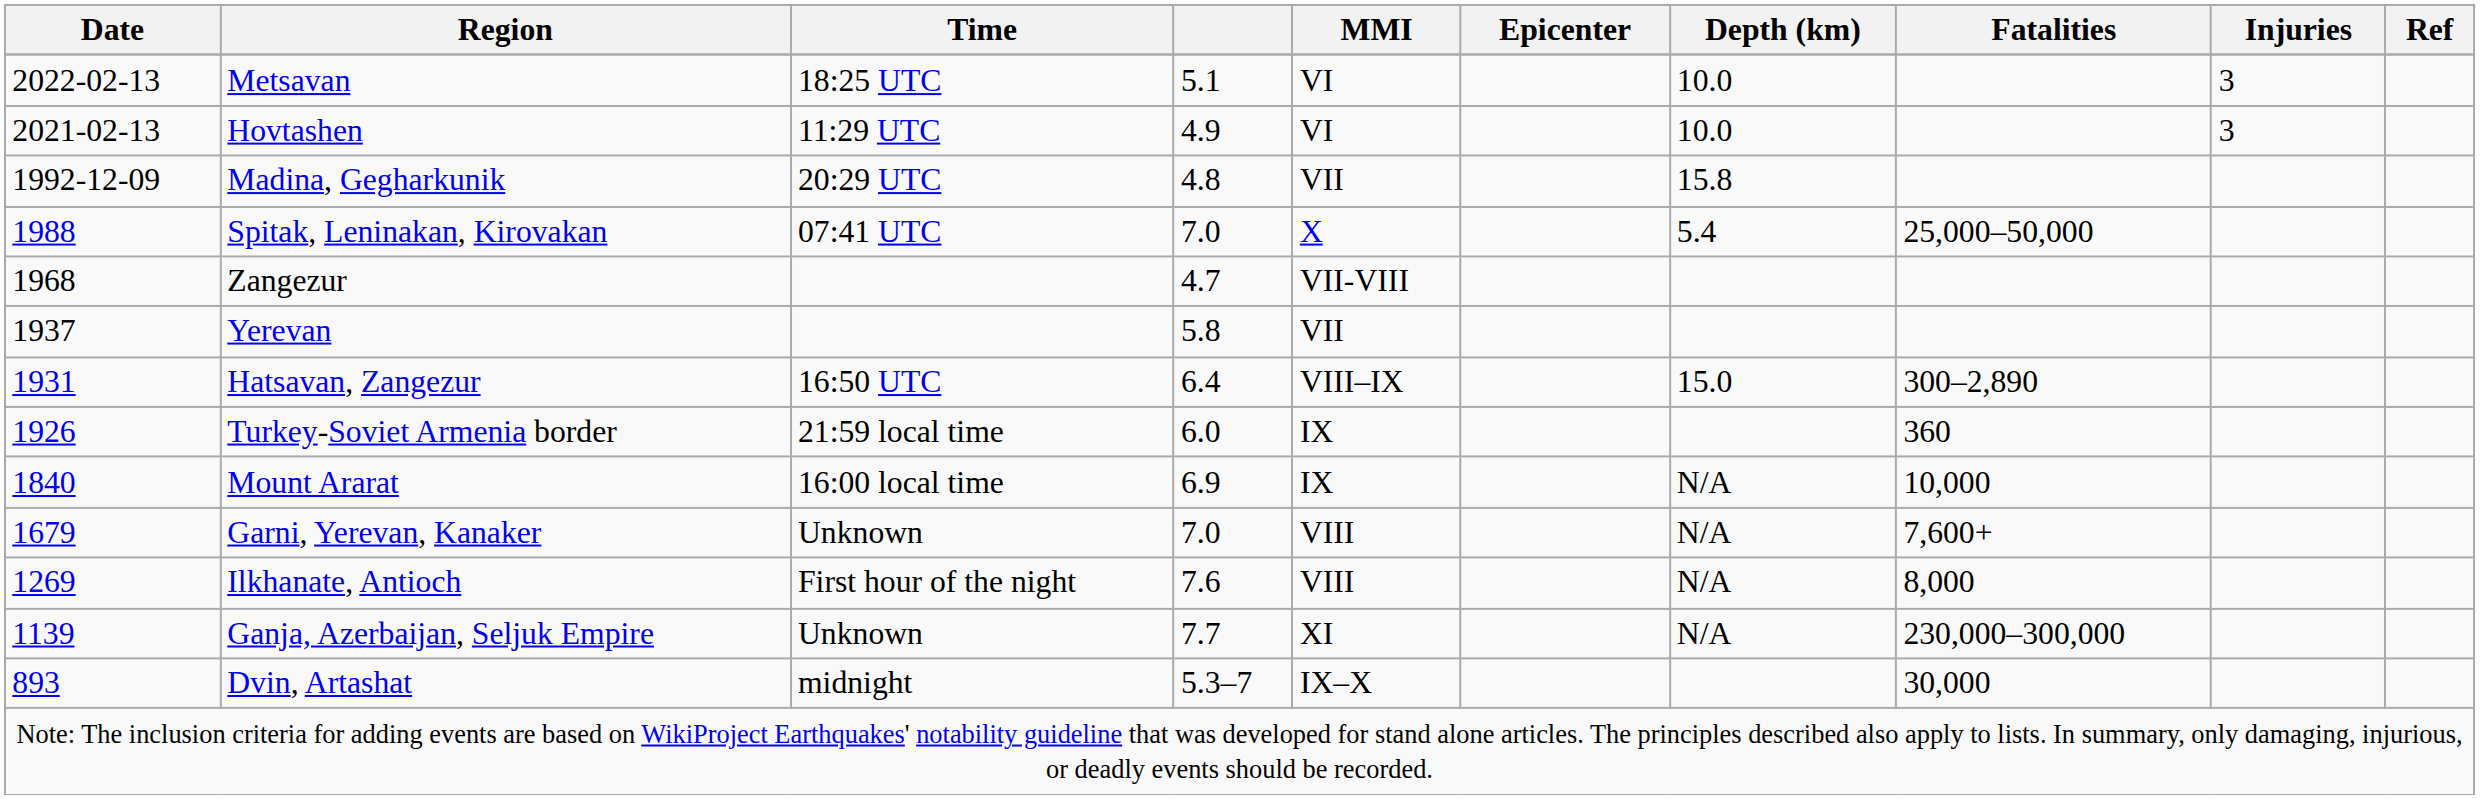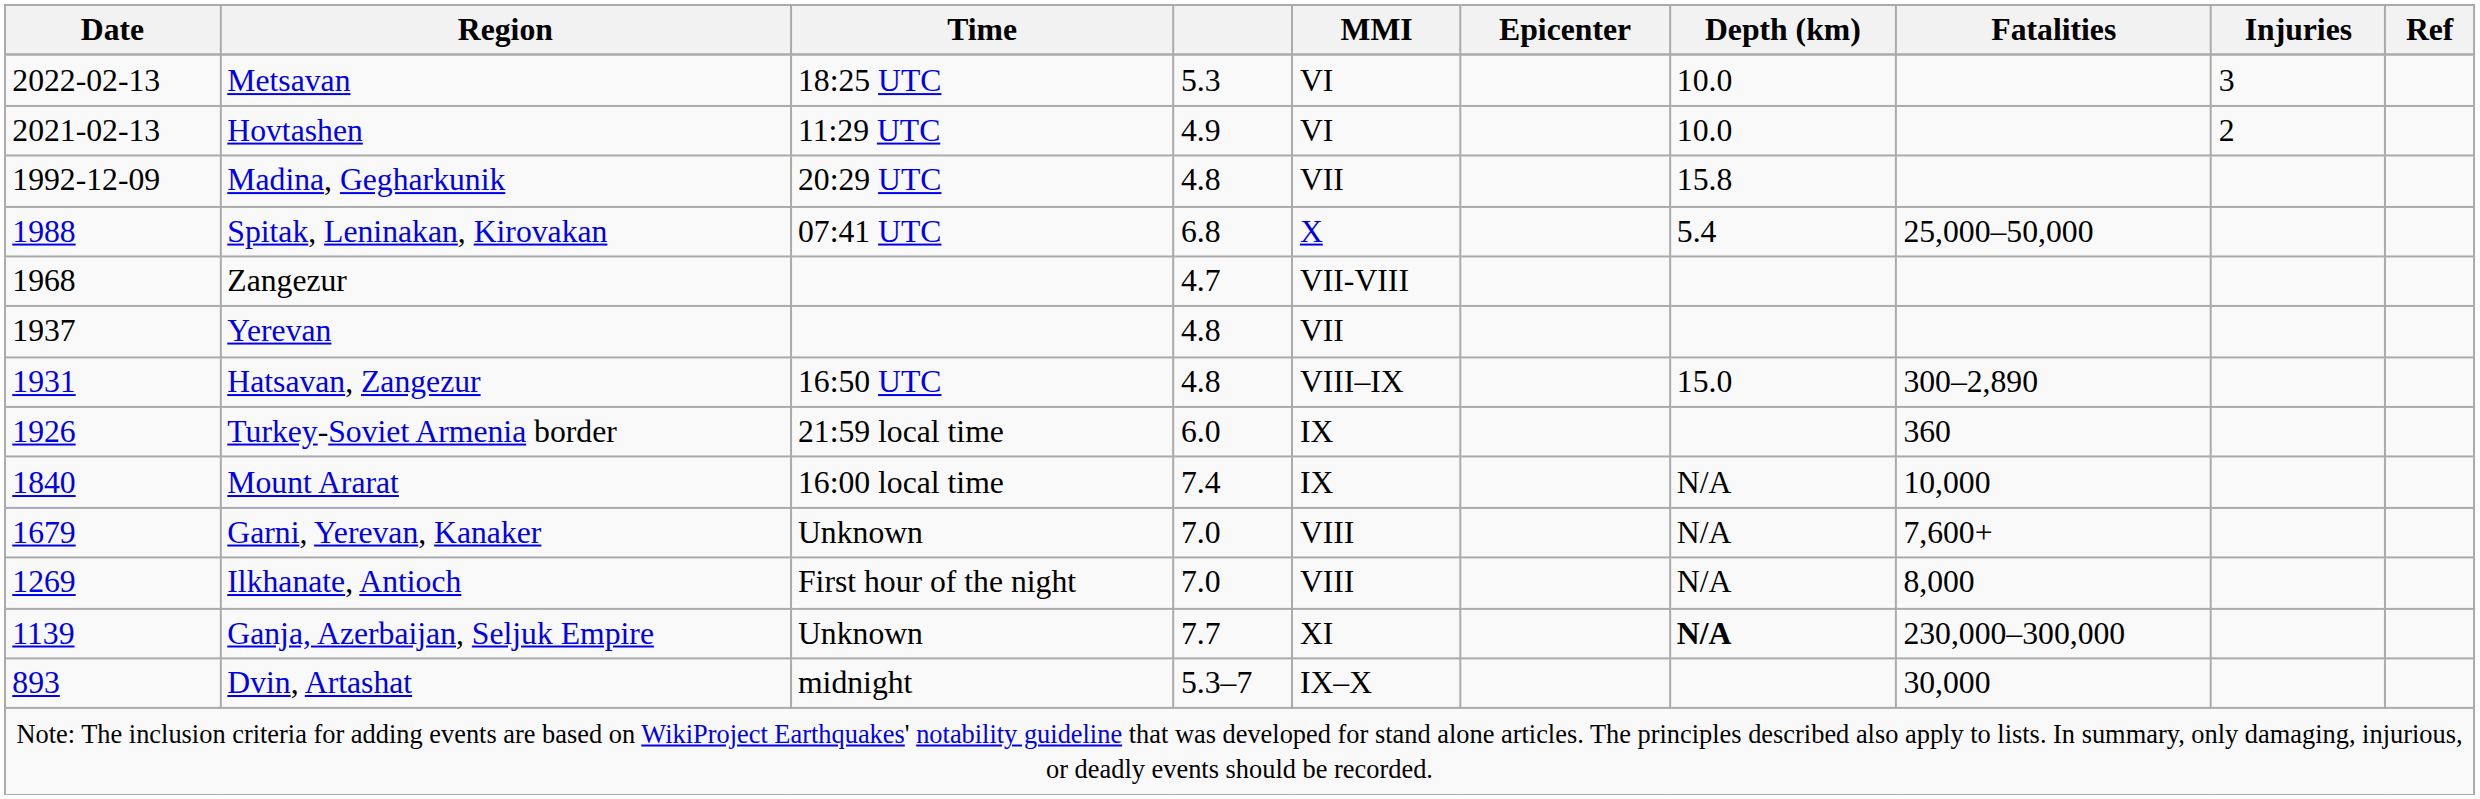(1201, 79) 5.1 -> (1201, 79) 5.3
(2227, 130) 3 -> (2227, 130) 2
(1201, 230) 7.0 -> (1201, 230) 6.8
(1201, 331) 5.8 -> (1201, 331) 4.8
(1201, 381) 6.4 -> (1201, 381) 4.8
(1201, 481) 6.9 -> (1201, 481) 7.4
(1201, 582) 7.6 -> (1201, 582) 7.0
(1704, 632) normal -> (1704, 632) bold
